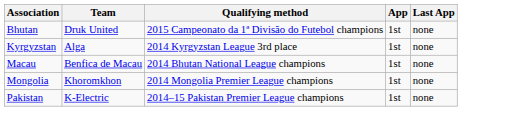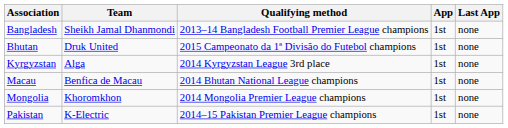+ row: (32, 30)
